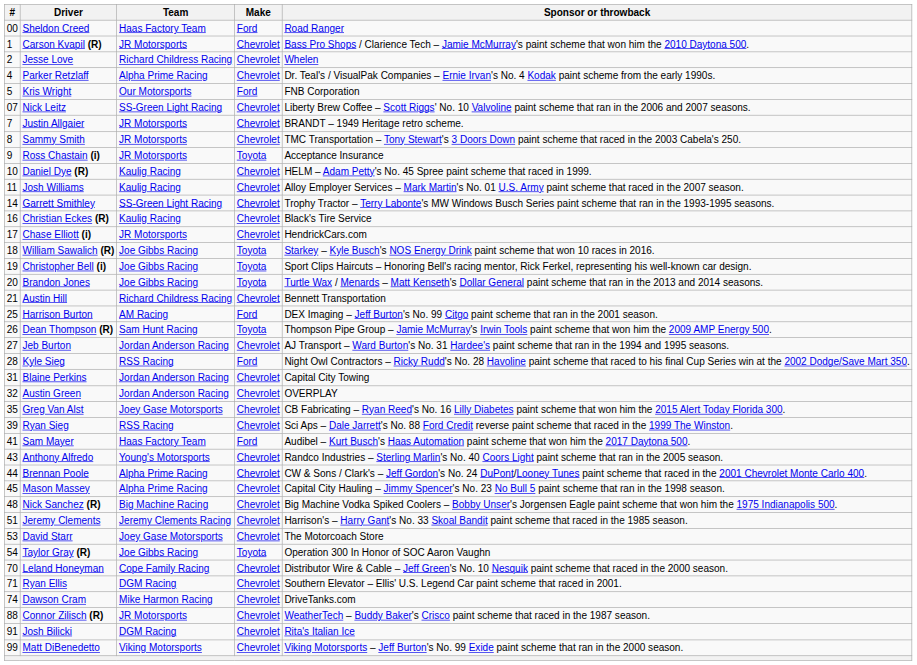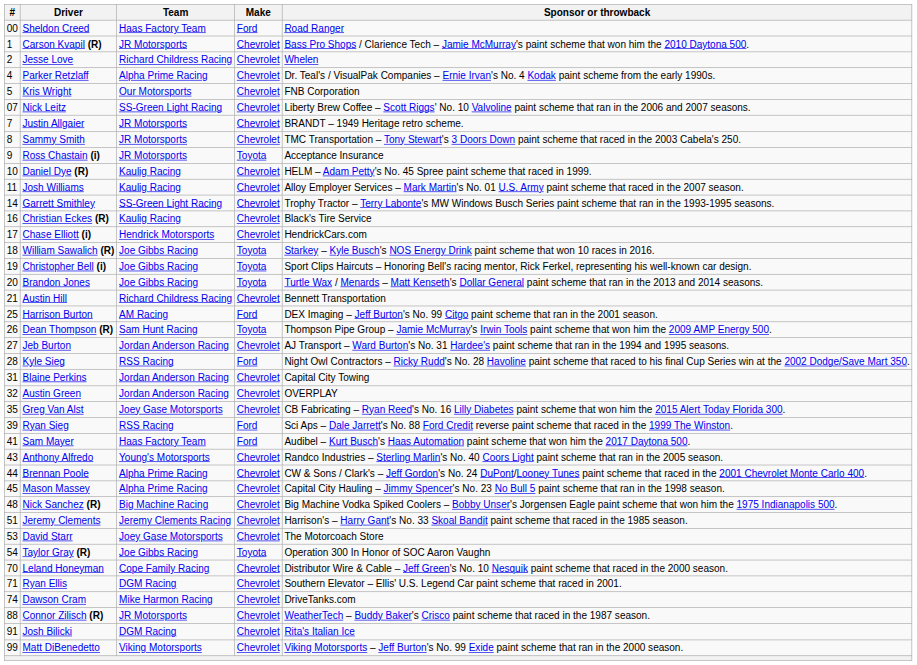(247, 92) Ford -> (258, 92) Chevrolet
(153, 235) JR Motorsports -> (167, 235) Hendrick Motorsports
(258, 425) Chevrolet -> (247, 425) Ford
